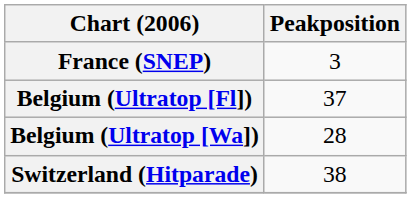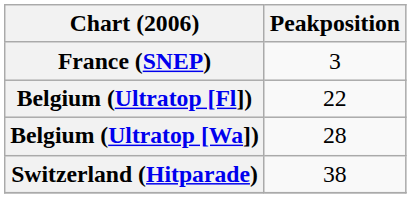(335, 98) 37 -> (335, 98) 22
